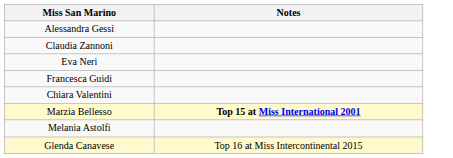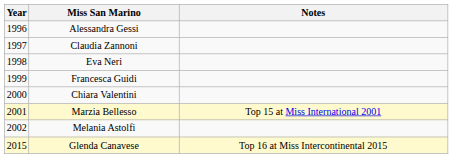+ column: (17, 12)
(289, 112) bold -> (313, 112) normal
